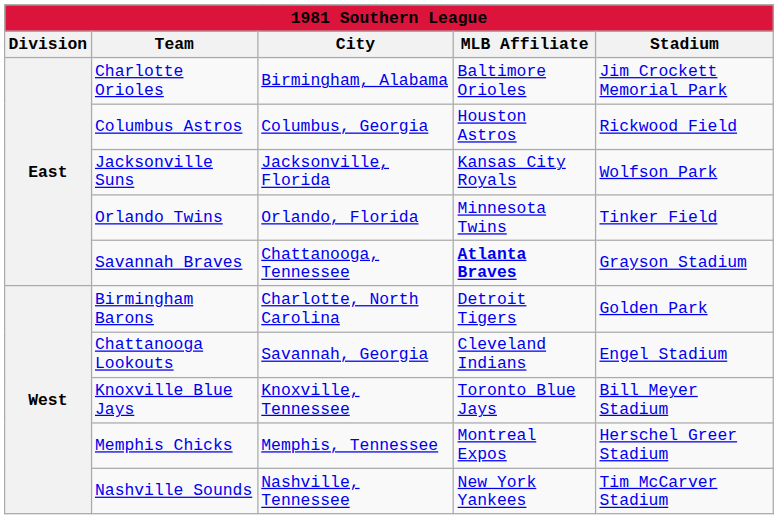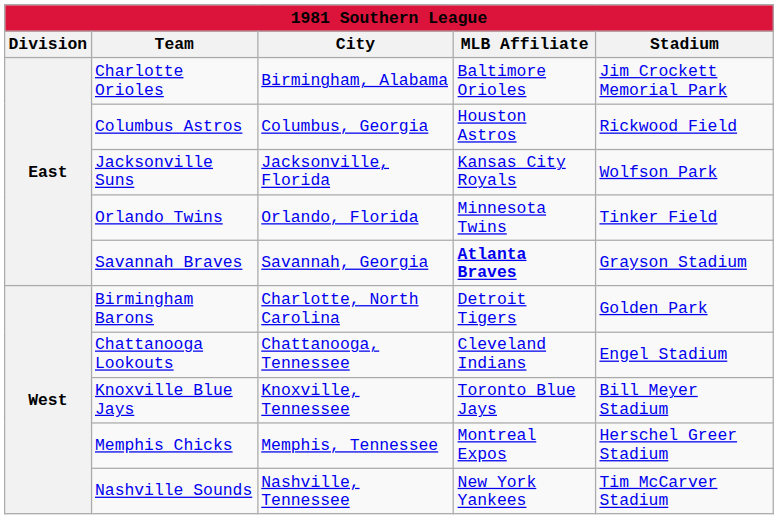(320, 263) Chattanooga, Tennessee -> (345, 263) Savannah, Georgia
(345, 354) Savannah, Georgia -> (320, 354) Chattanooga, Tennessee
